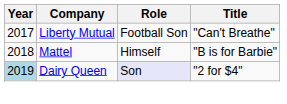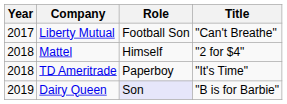(235, 52) "B is for Barbie" -> (220, 52) "2 for $4"
+ row: (78, 71)
(20, 71) lightblue background -> (20, 90) no background
(218, 71) "2 for $4" -> (237, 90) "B is for Barbie"
